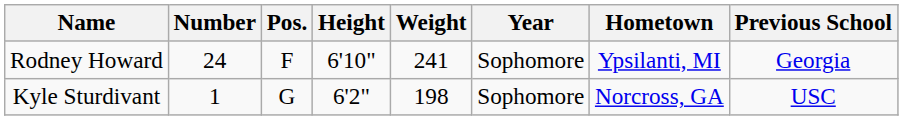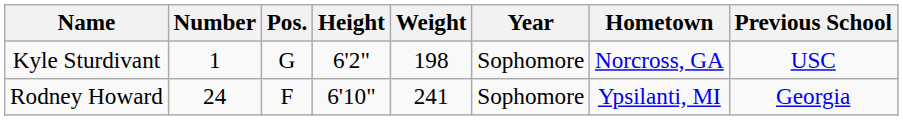rows swapped: (86, 96) <-> (86, 59)
